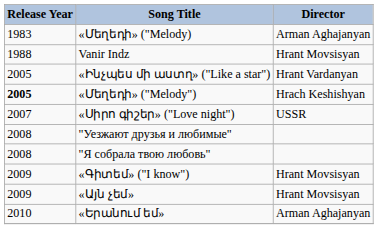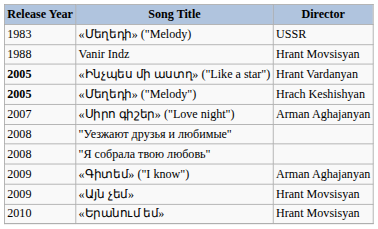(323, 34) Arman Aghajanyan -> (291, 34) USSR
(19, 74) normal -> (19, 74) bold
(291, 114) USSR -> (323, 114) Arman Aghajanyan
(318, 174) Hrant Movsisyan -> (323, 174) Arman Aghajanyan
(323, 214) Arman Aghajanyan -> (318, 214) Hrant Movsisyan
